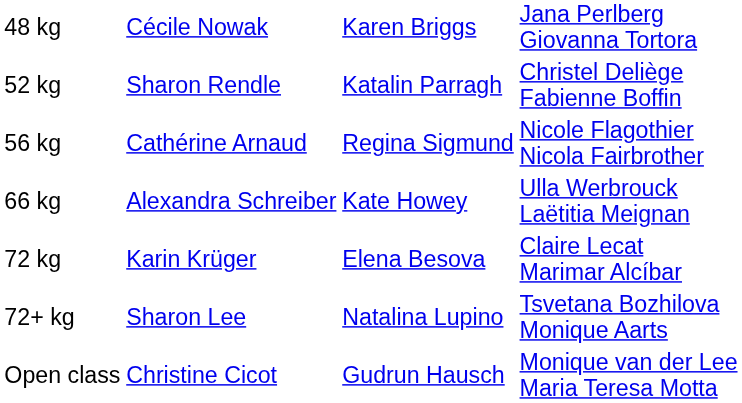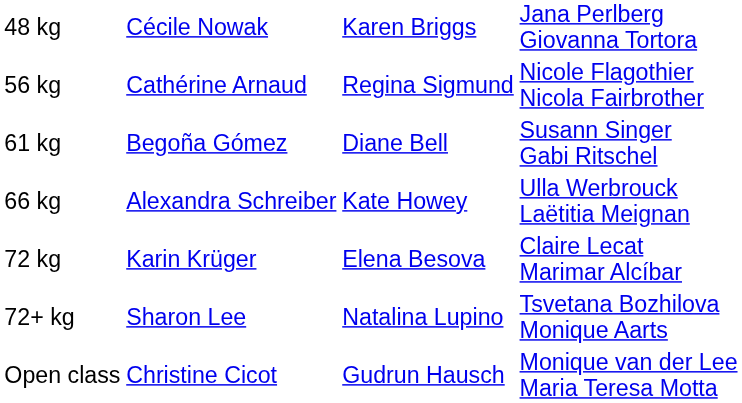- row: (33, 85)
+ row: (33, 143)
